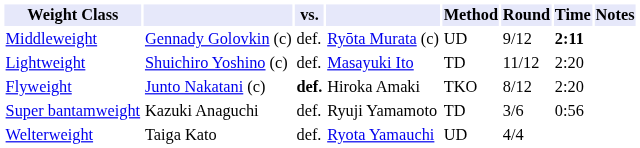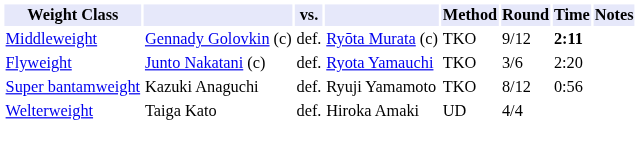(455, 39) UD -> (460, 39) TKO
- row: (45, 63)
(309, 87) bold -> (309, 63) normal
(374, 87) Hiroka Amaki -> (380, 63) Ryota Yamauchi
(517, 87) 8/12 -> (512, 63) 3/6
(455, 111) TD -> (460, 87) TKO
(513, 111) 3/6 -> (516, 87) 8/12
(381, 135) Ryota Yamauchi -> (373, 111) Hiroka Amaki
